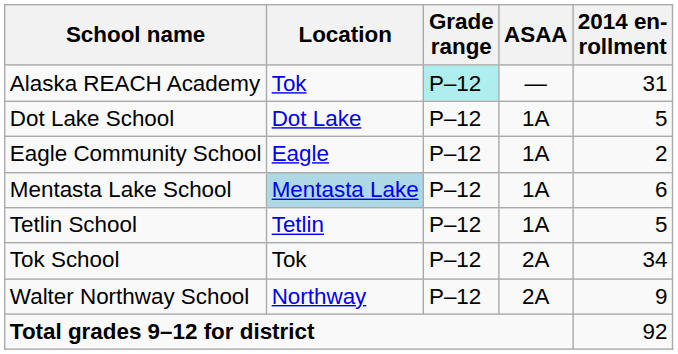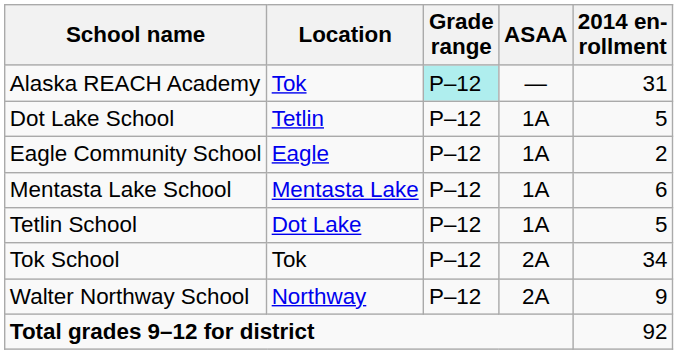(317, 118) Dot Lake -> (298, 118) Tetlin
(345, 189) lightblue background -> (345, 189) no background
(298, 225) Tetlin -> (317, 225) Dot Lake
